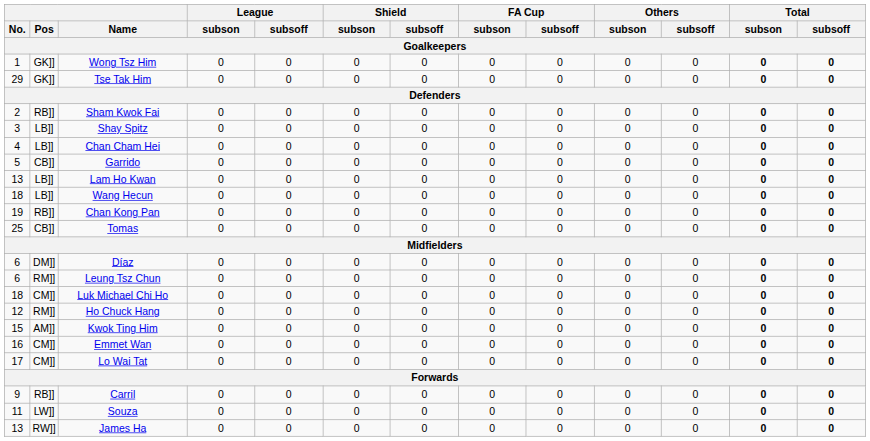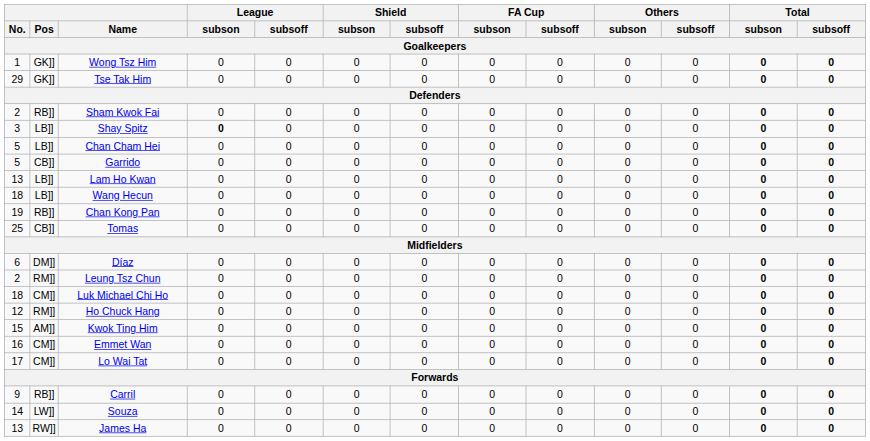(221, 129) normal -> (221, 129) bold
(17, 146) 4 -> (17, 146) 5
(17, 278) 6 -> (17, 278) 2
(17, 411) 11 -> (17, 411) 14
